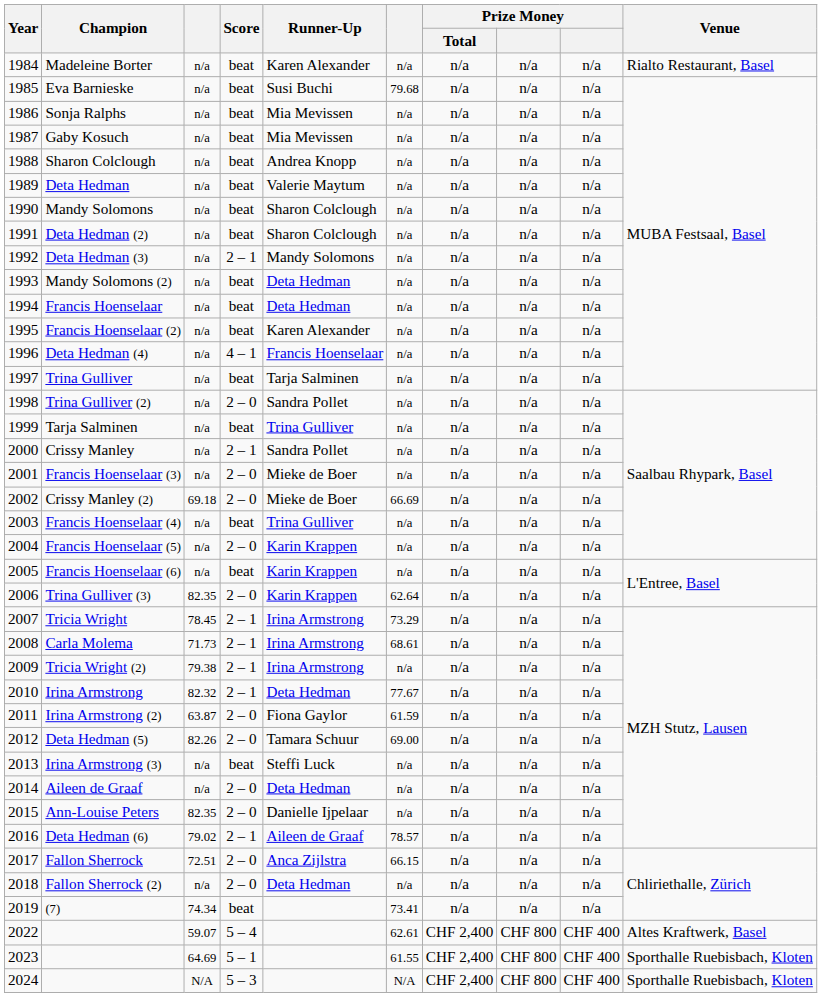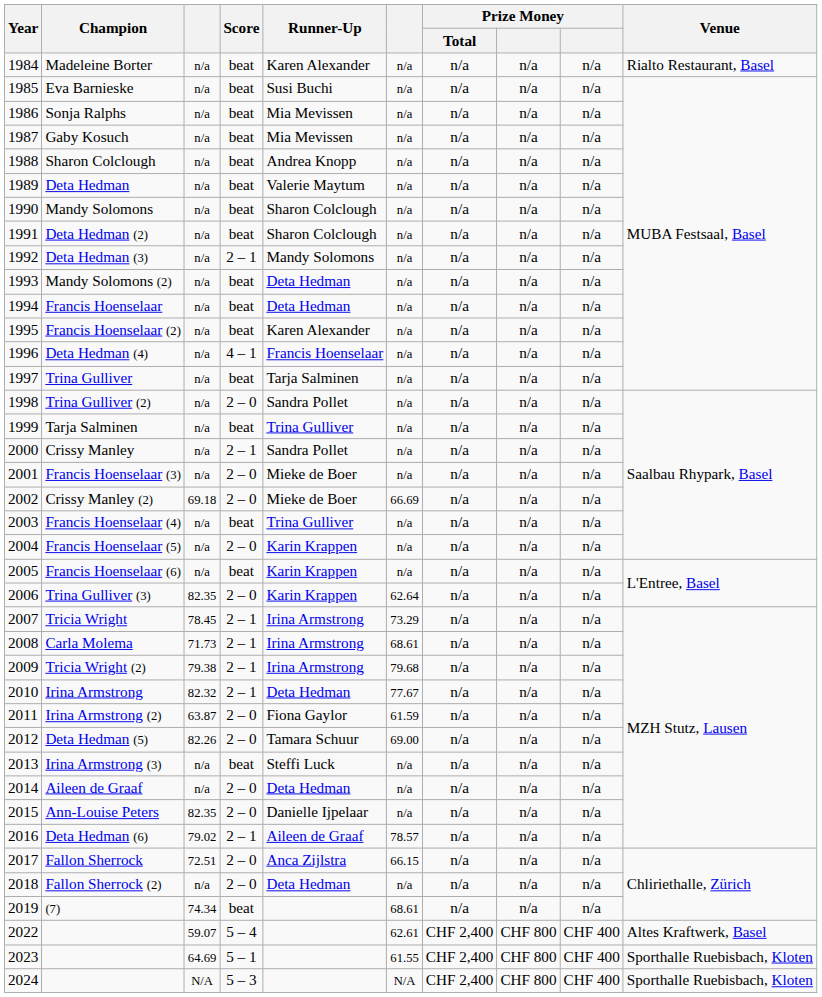(405, 89) 79.68 -> (405, 89) n/a
(405, 668) n/a -> (405, 668) 79.68
(405, 909) 73.41 -> (405, 909) 68.61
